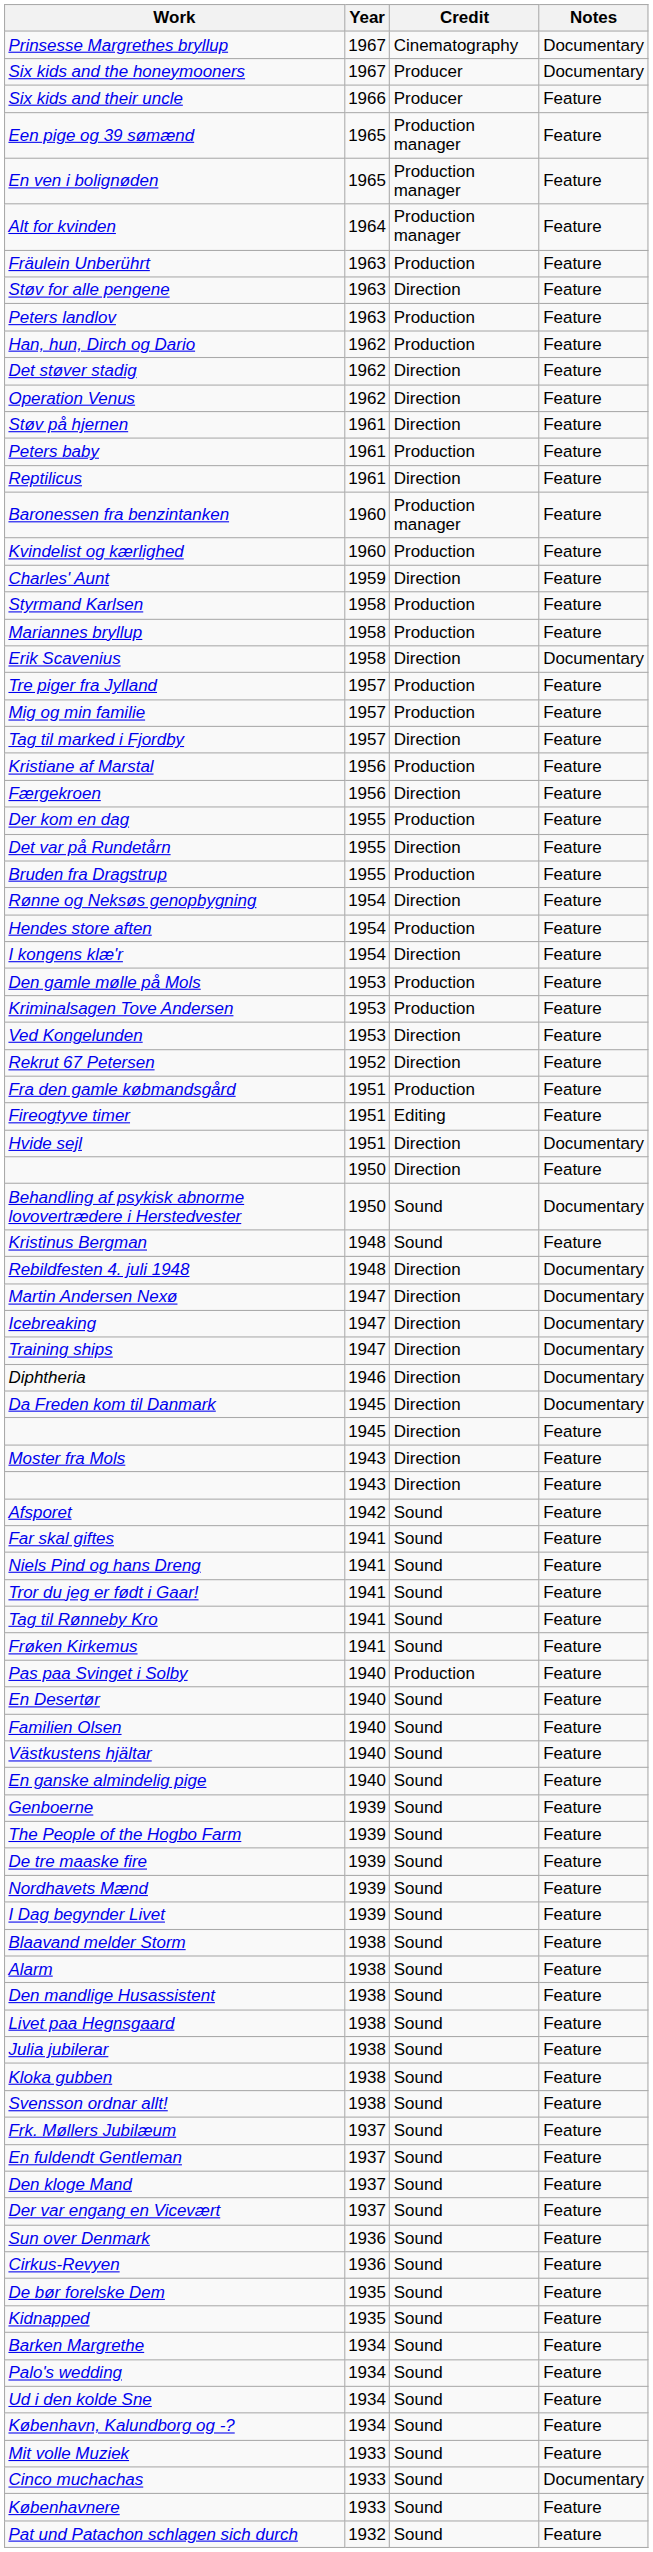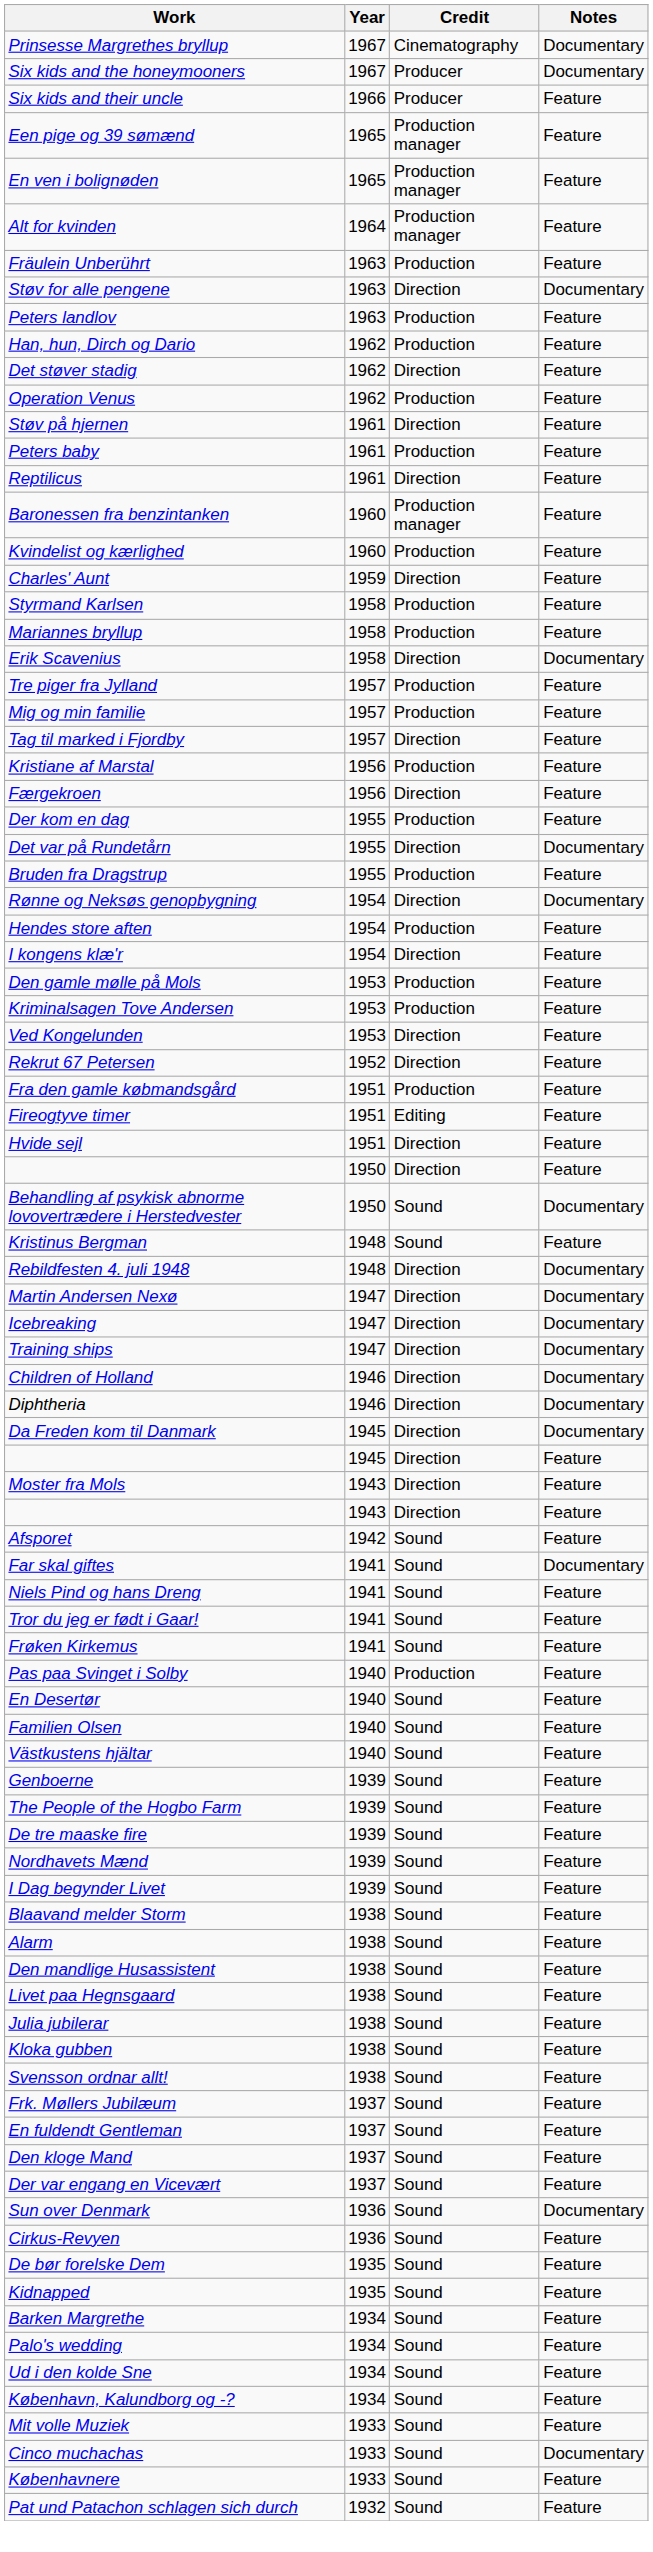(572, 290) Feature -> (594, 290) Documentary
(427, 397) Direction -> (434, 397) Production
(572, 847) Feature -> (594, 847) Documentary
(572, 901) Feature -> (594, 901) Documentary
(594, 1143) Documentary -> (572, 1143) Feature
+ row: (81, 1377)
(572, 1538) Feature -> (594, 1565) Documentary
- row: (83, 1619)
- row: (107, 1780)
(572, 2238) Feature -> (594, 2211) Documentary
